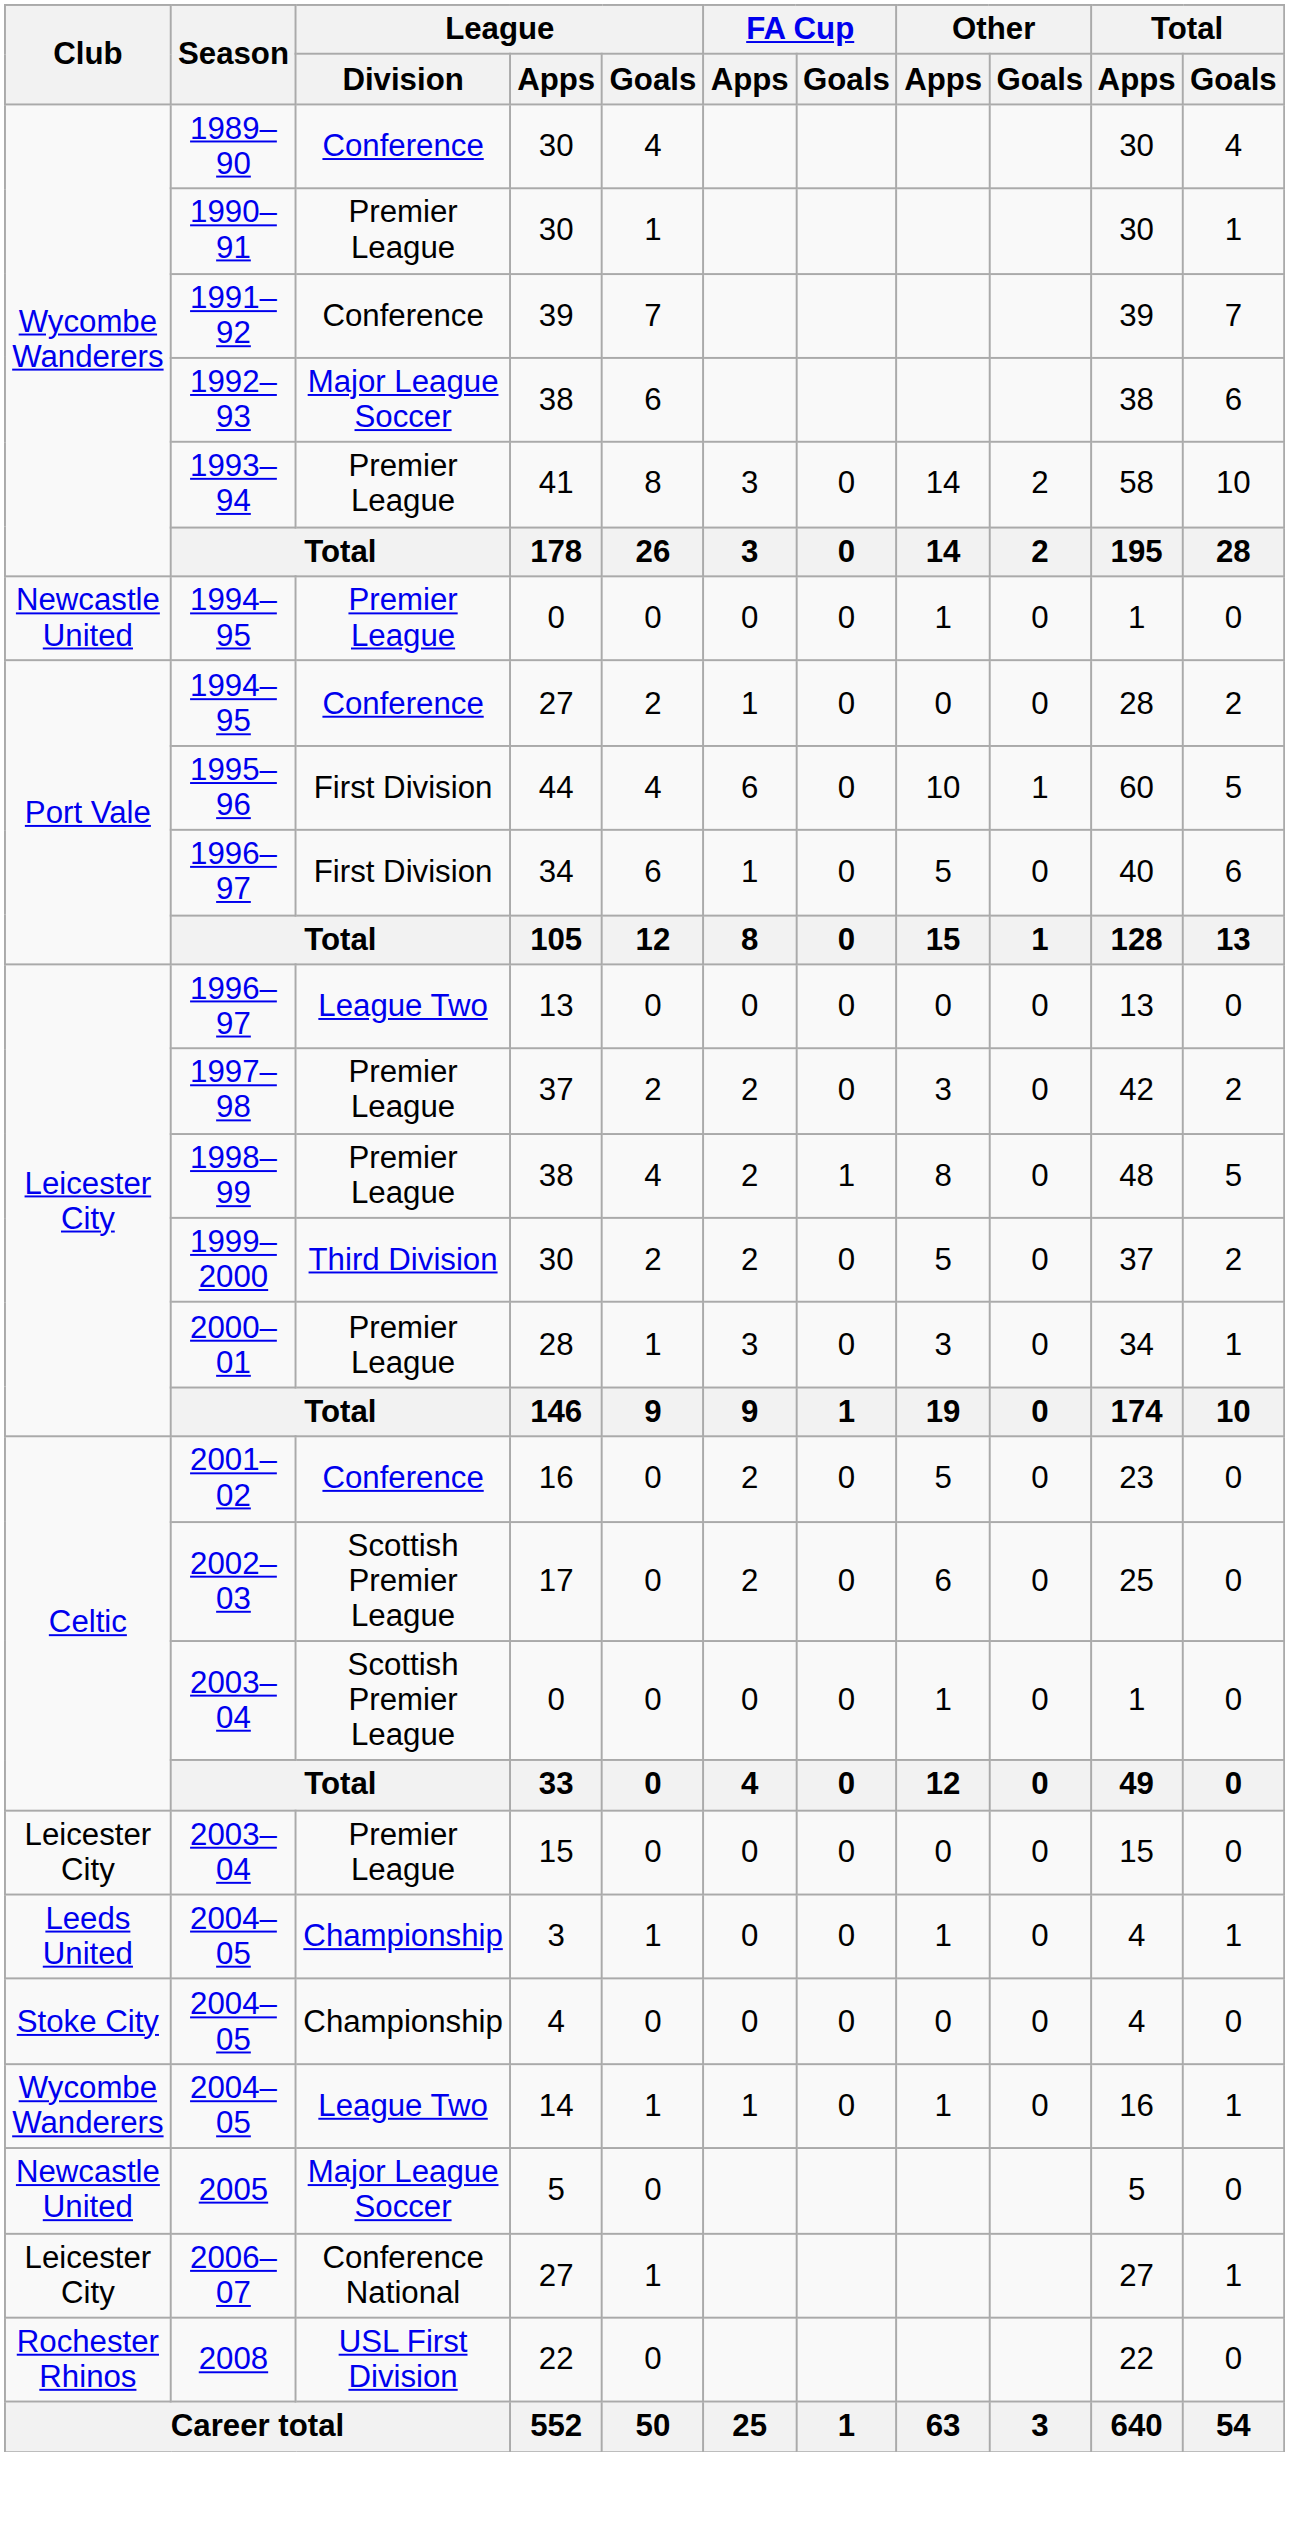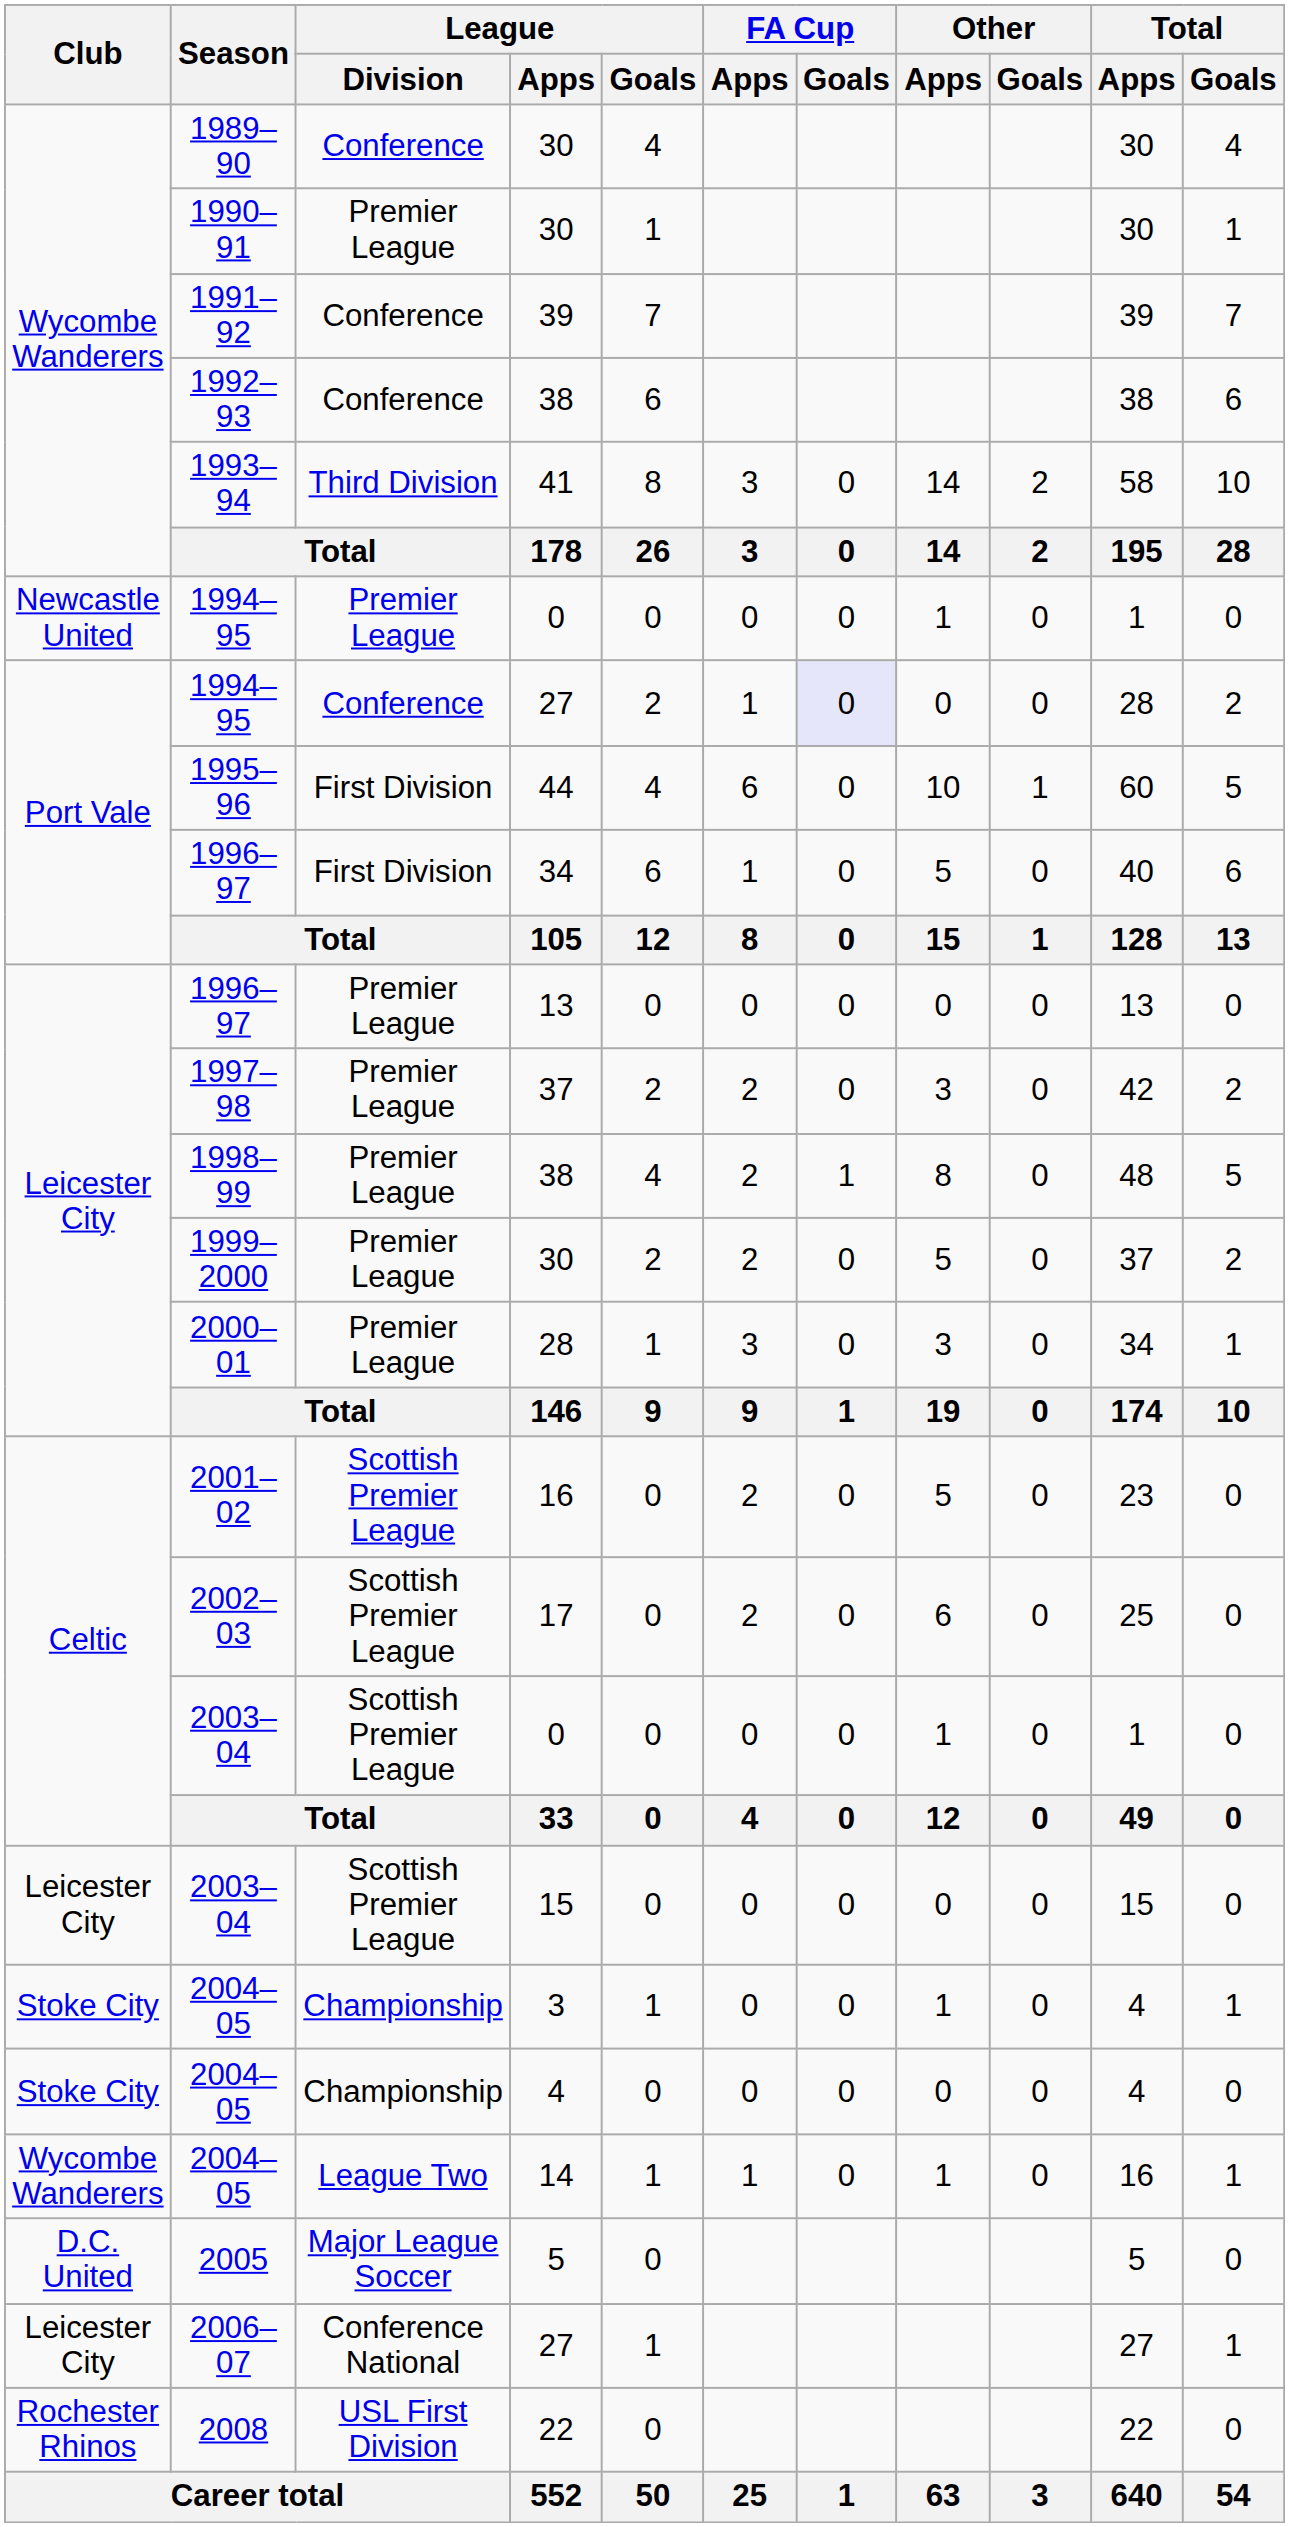(403, 399) Major League Soccer -> (403, 399) Conference
(403, 484) Premier League -> (403, 484) Third Division
(846, 702) no background -> (846, 702) lavender background
(403, 1005) League Two -> (403, 1005) Premier League
(403, 1259) Third Division -> (403, 1259) Premier League
(403, 1478) Conference -> (403, 1495) Scottish Premier League
(403, 1851) Premier League -> (403, 1904) Scottish Premier League
(88, 1936) Leeds United -> (88, 2006) Stoke City
(88, 2190) Newcastle United -> (88, 2260) D.C. United
